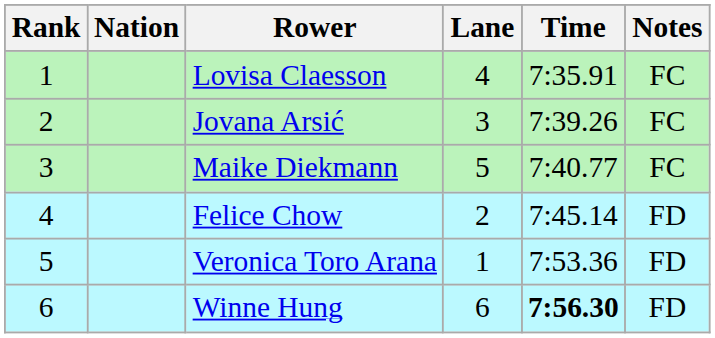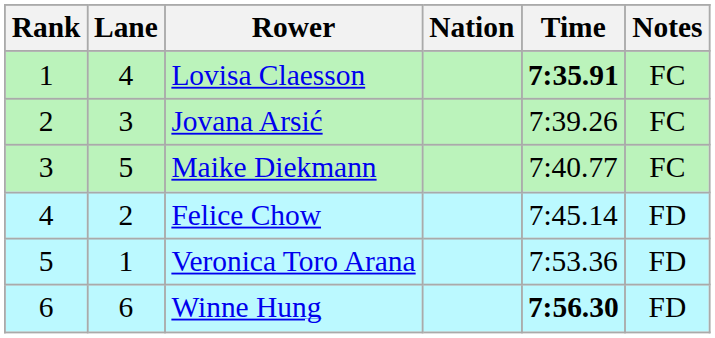columns swapped: (482, 27) <-> (137, 27)
(573, 74) normal -> (573, 74) bold
